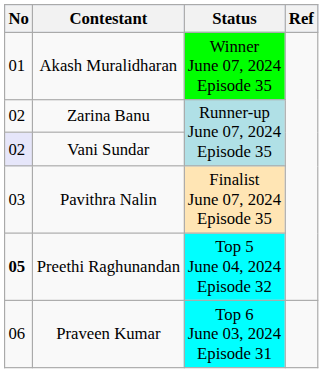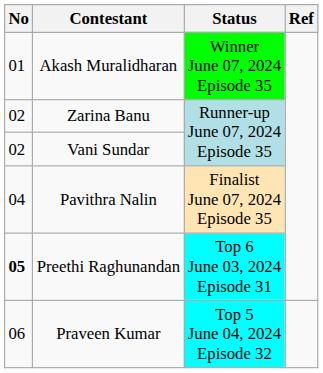(17, 149) lavender background -> (17, 149) no background
(17, 199) 03 -> (17, 199) 04
(234, 266) Top 5 June 04, 2024 Episode 32 -> (234, 266) Top 6 June 03, 2024 Episode 31
(234, 333) Top 6 June 03, 2024 Episode 31 -> (234, 333) Top 5 June 04, 2024 Episode 32
